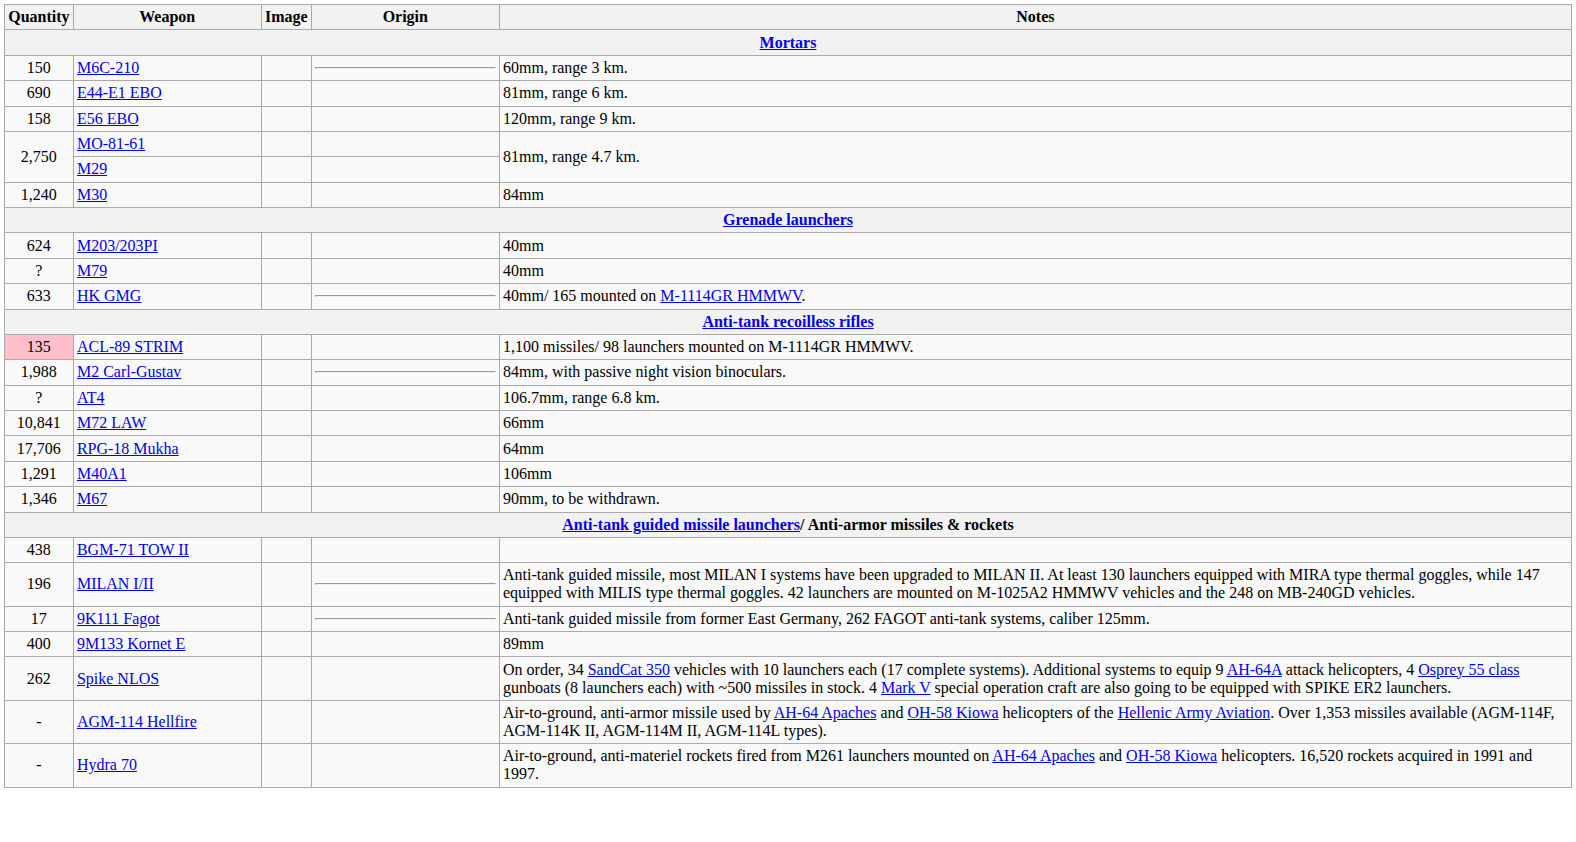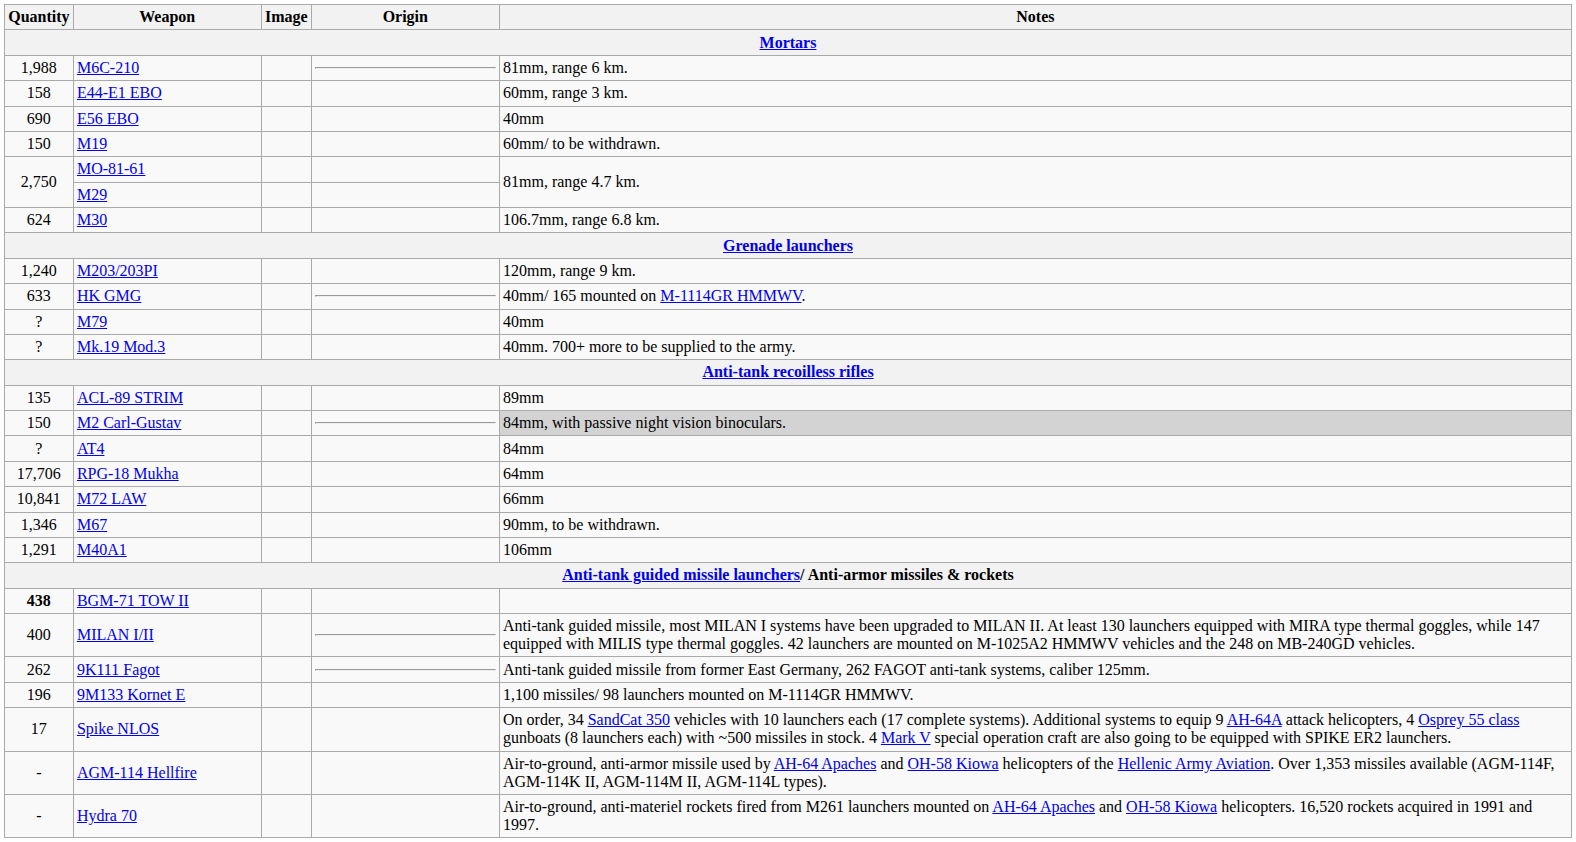(39, 67) 150 -> (39, 67) 1,988
(565, 67) 60mm, range 3 km. -> (565, 67) 81mm, range 6 km.
(39, 93) 690 -> (39, 93) 158
(565, 93) 81mm, range 6 km. -> (565, 93) 60mm, range 3 km.
(39, 118) 158 -> (39, 118) 690
(569, 118) 120mm, range 9 km. -> (523, 118) 40mm
+ row: (92, 144)
(39, 194) 1,240 -> (39, 220) 624
(523, 194) 84mm -> (581, 220) 106.7mm, range 6.8 km.
(39, 245) 624 -> (39, 270) 1,240
(523, 245) 40mm -> (569, 270) 120mm, range 9 km.
rows swapped: (109, 296) <-> (92, 270)
+ row: (121, 347)
(39, 347) pink background -> (39, 397) no background
(708, 347) 1,100 missiles/ 98 launchers mounted on M-1114GR HMMWV. -> (523, 397) 89mm
(39, 372) 1,988 -> (39, 423) 150
(645, 372) no background -> (645, 423) lightgrey background
(581, 397) 106.7mm, range 6.8 km. -> (523, 448) 84mm
rows swapped: (128, 448) <-> (112, 423)
rows swapped: (92, 499) <-> (102, 473)
(39, 550) normal -> (39, 600) bold
(39, 584) 196 -> (39, 635) 400
(39, 618) 17 -> (39, 669) 262
(39, 644) 400 -> (39, 694) 196
(523, 644) 89mm -> (708, 694) 1,100 missiles/ 98 launchers mounted on M-1114GR HMMWV.
(39, 678) 262 -> (39, 729) 17
